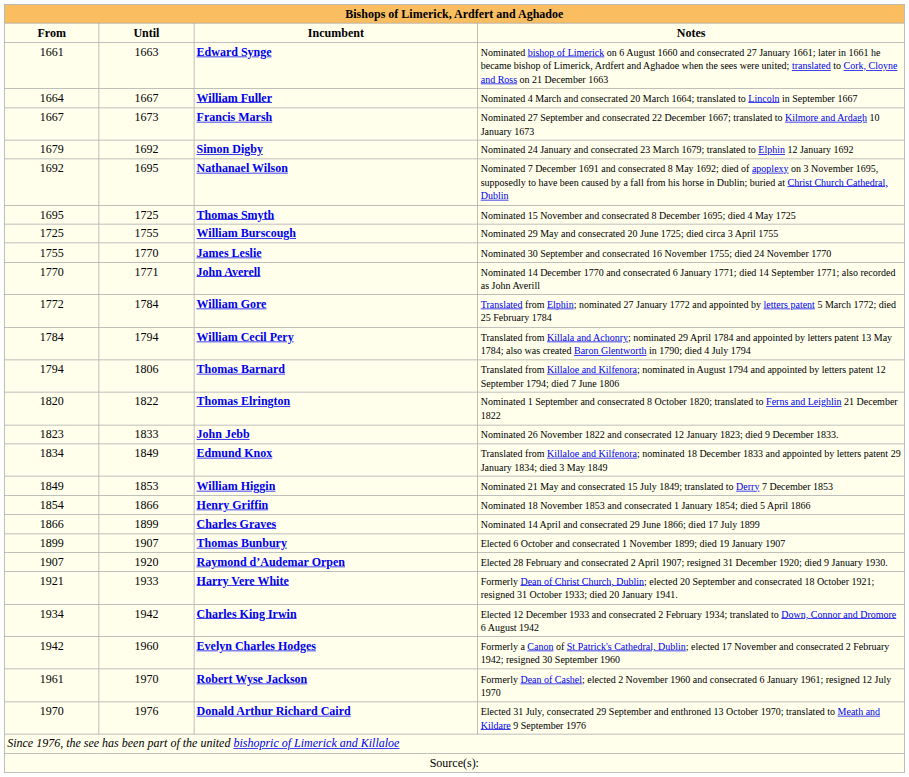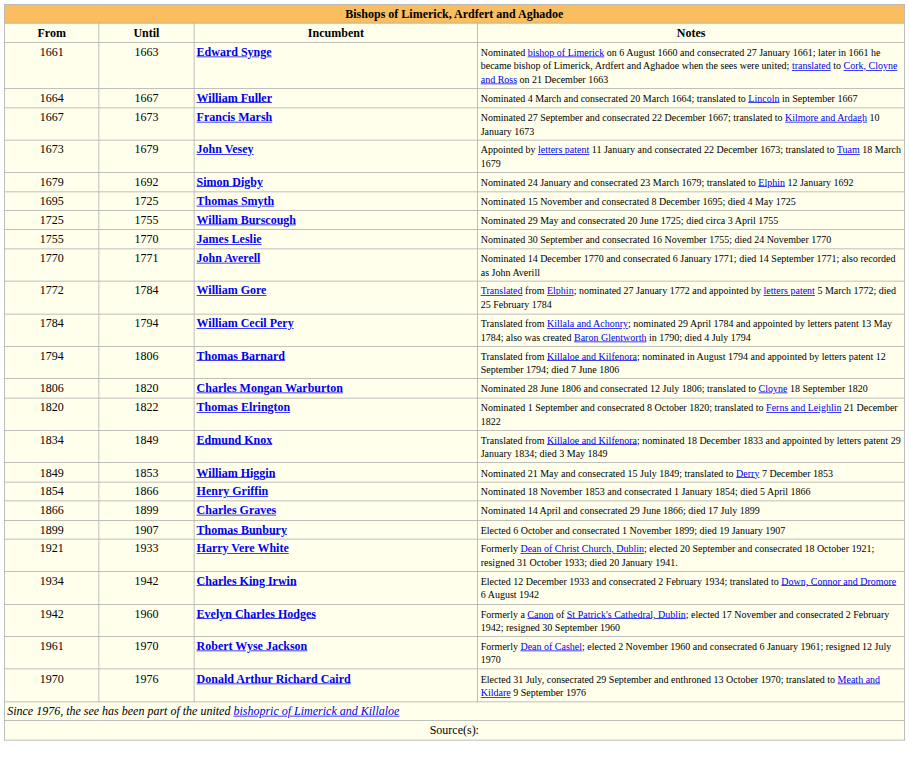+ row: (225, 149)
- row: (242, 168)
+ row: (270, 388)
- row: (223, 434)
- row: (271, 562)
